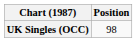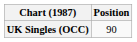(111, 29) 98 -> (111, 29) 90
